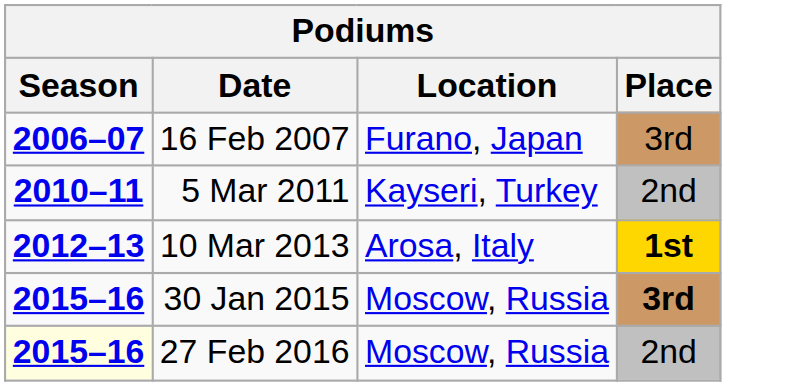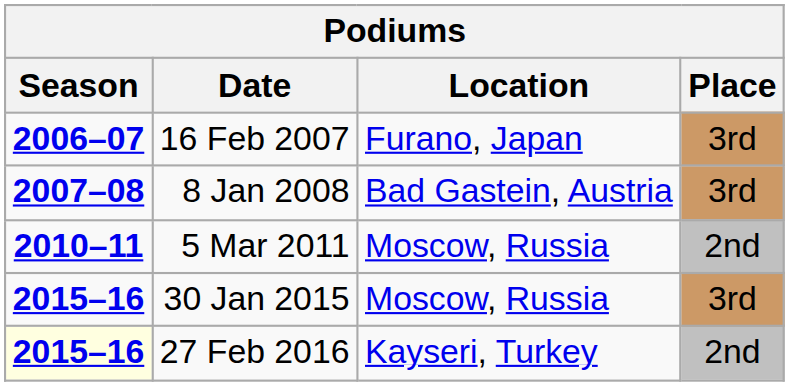+ row: (266, 191)
(481, 191) Kayseri, Turkey -> (487, 245) Moscow, Russia
- row: (255, 245)
(669, 298) bold -> (732, 298) normal
(487, 352) Moscow, Russia -> (481, 352) Kayseri, Turkey
